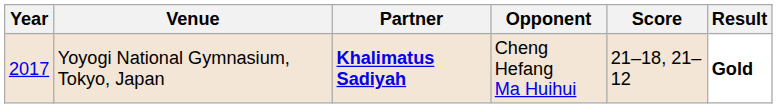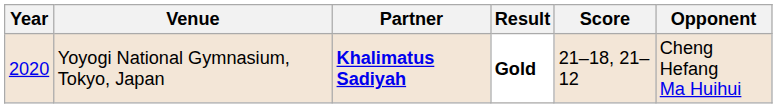columns swapped: (548, 19) <-> (739, 19)
(29, 68) 2017 -> (29, 68) 2020
